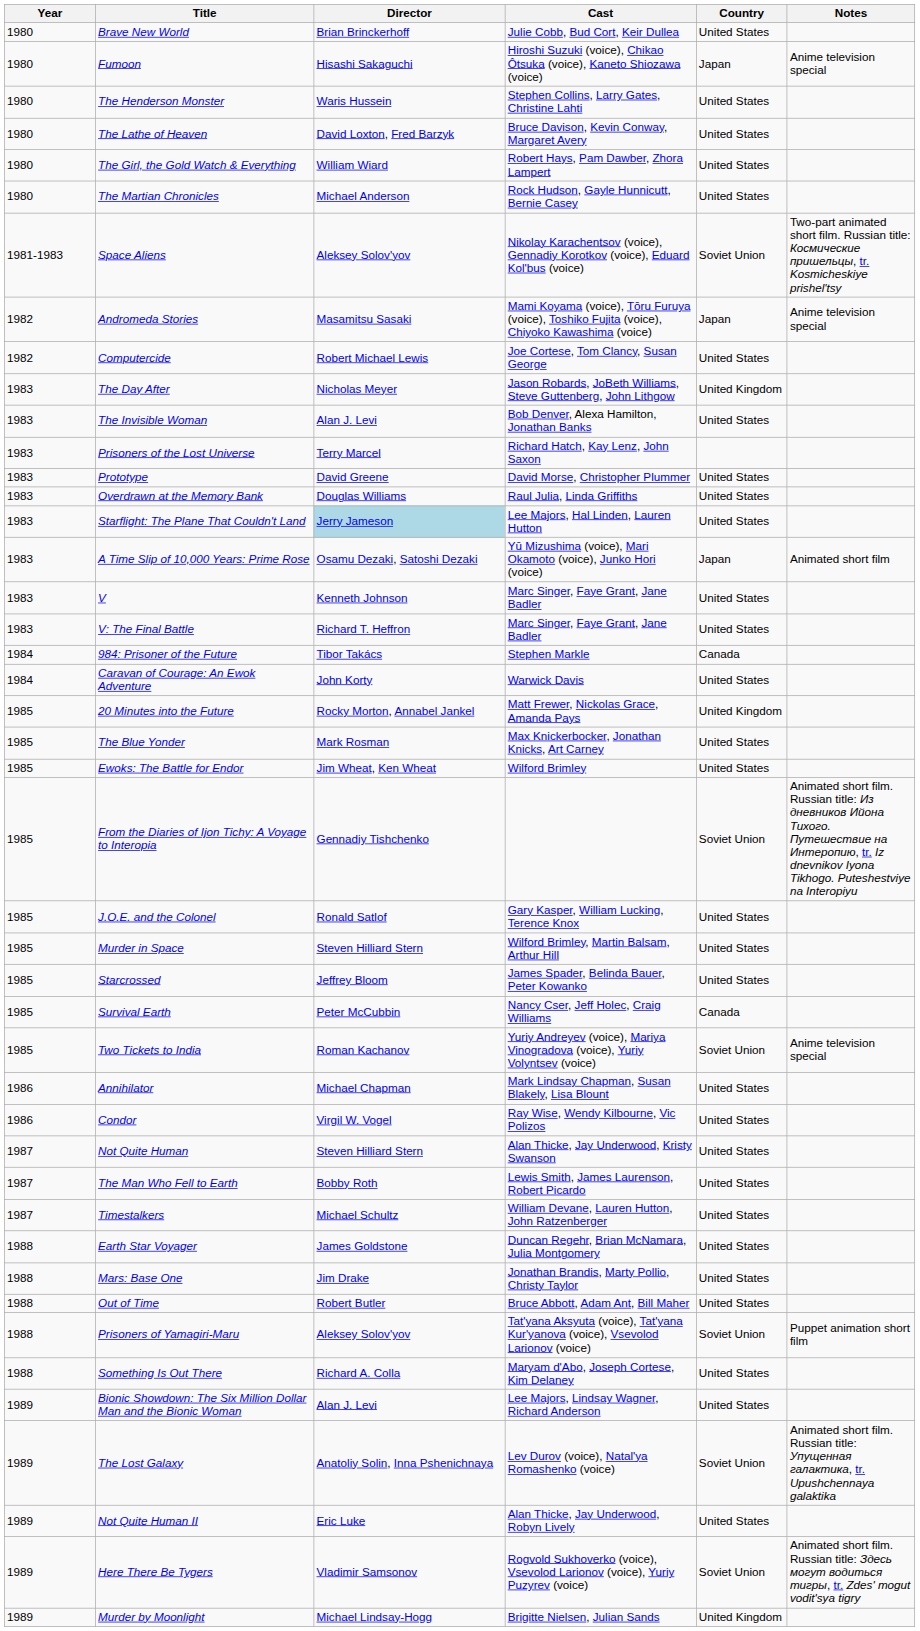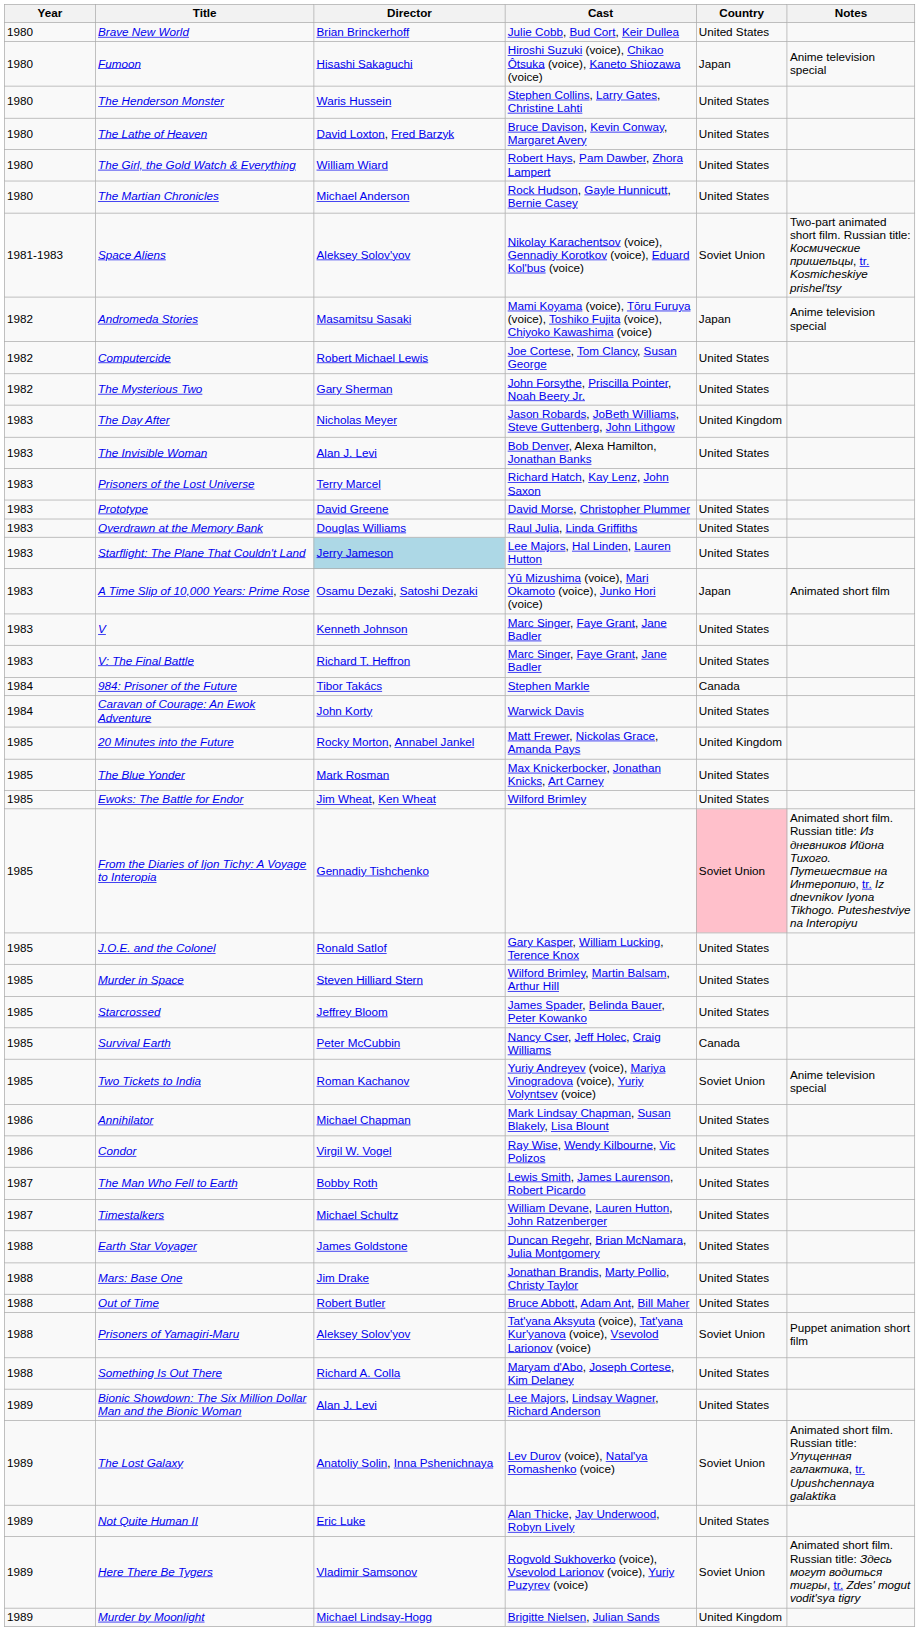+ row: (150, 389)
(732, 839) no background -> (732, 871) pink background
- row: (143, 1151)
